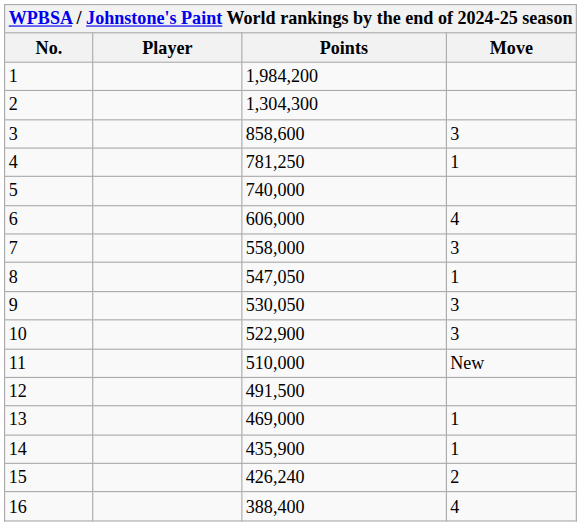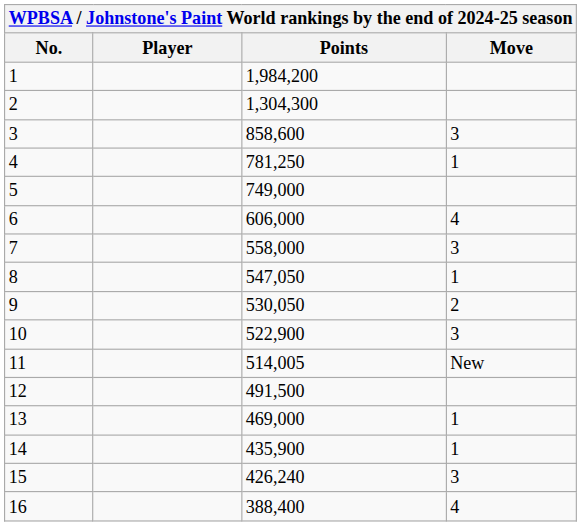(275, 190) 740,000 -> (275, 190) 749,000
(455, 305) 3 -> (455, 305) 2
(275, 362) 510,000 -> (275, 362) 514,005
(455, 477) 2 -> (455, 477) 3
